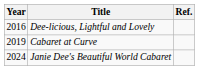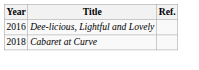(16, 42) 2019 -> (16, 42) 2018
- row: (101, 57)
